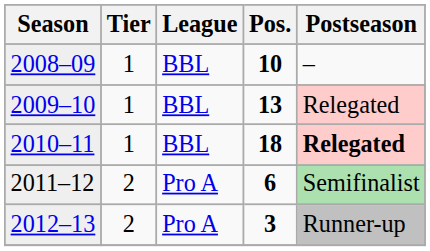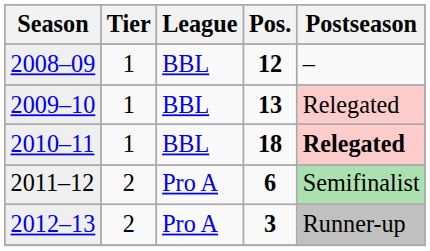(270, 64) 10 -> (270, 64) 12
